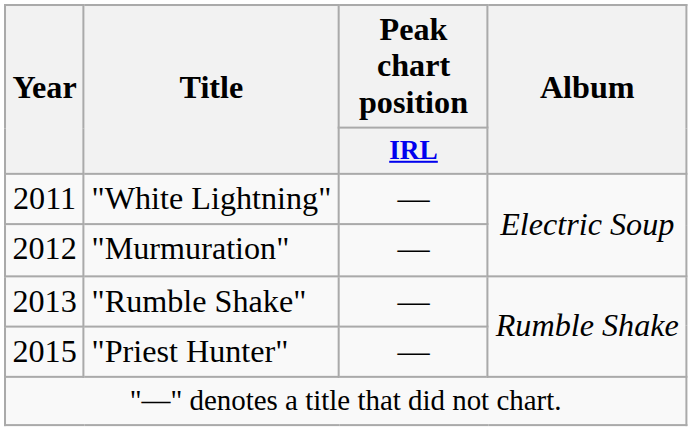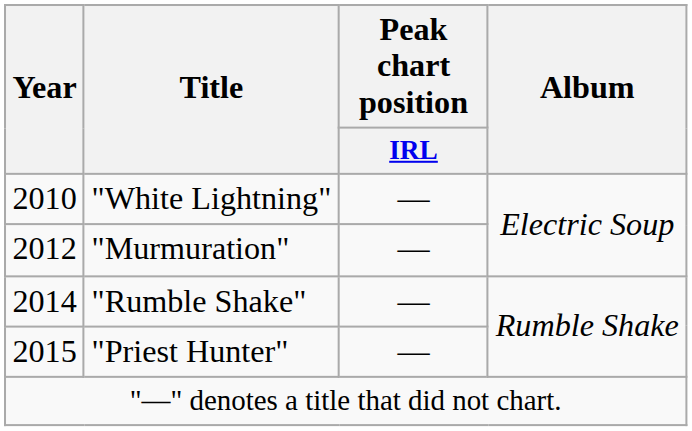(45, 198) 2011 -> (45, 198) 2010
(45, 300) 2013 -> (45, 300) 2014
